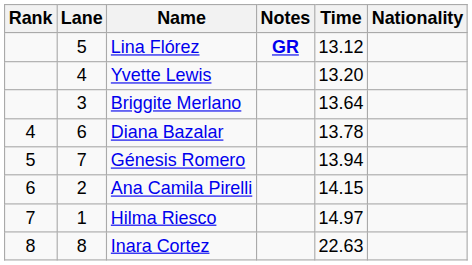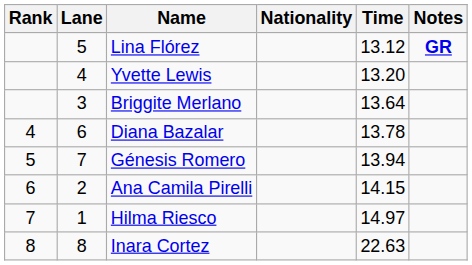columns swapped: (417, 18) <-> (285, 18)
